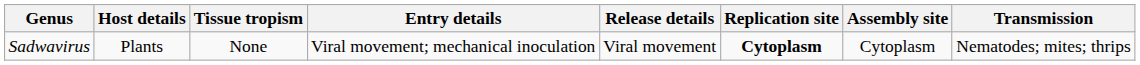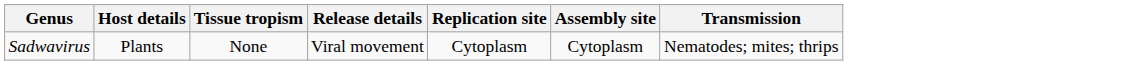- column: (453, 18)
(782, 45) bold -> (489, 45) normal
